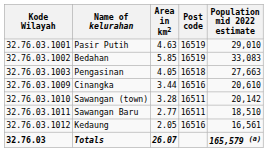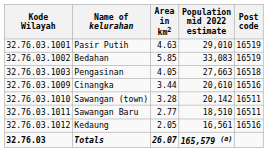columns swapped: (235, 21) <-> (193, 21)
